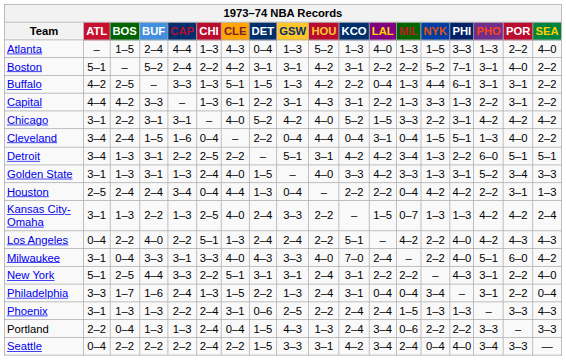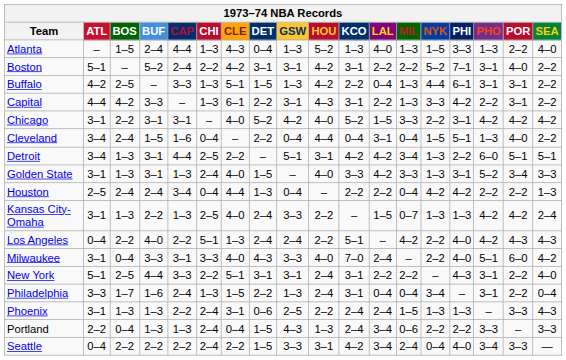(462, 102) 1–3 -> (462, 102) 4–2
(182, 156) 2–2 -> (182, 156) 4–4
(518, 192) 3–1 -> (518, 192) 2–2
